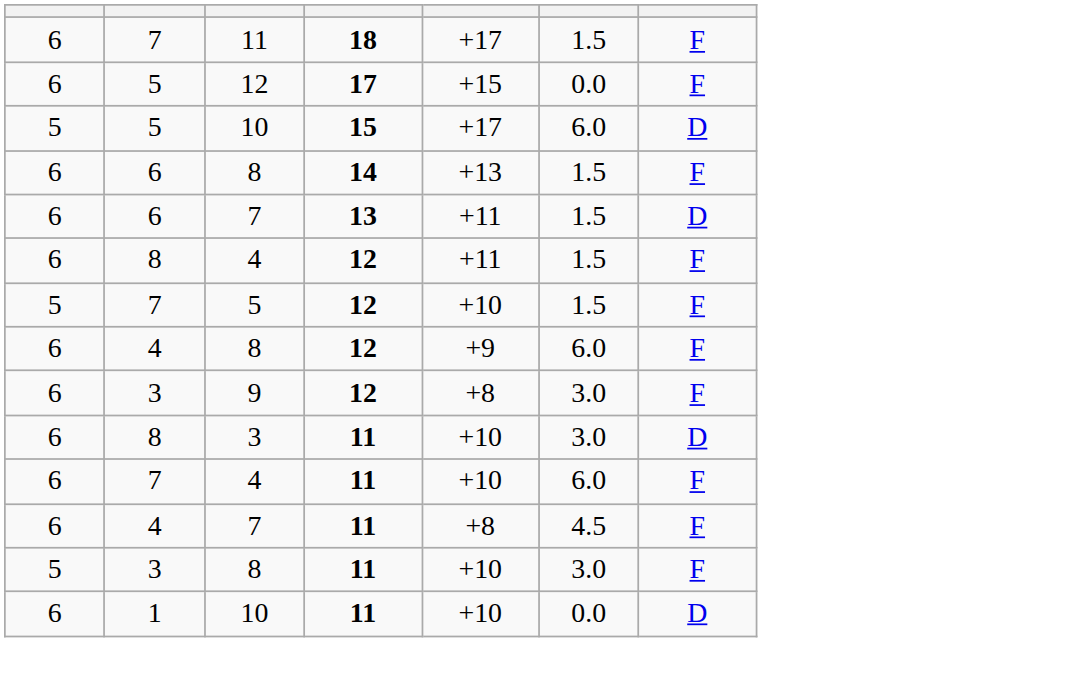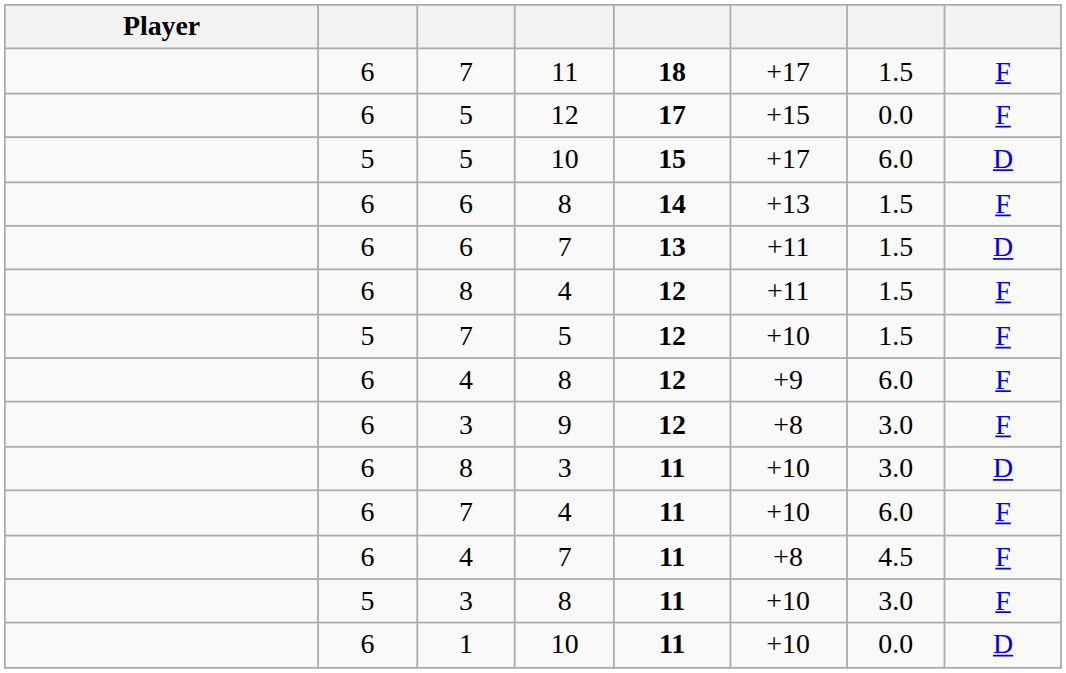+ column: (162, 26)
